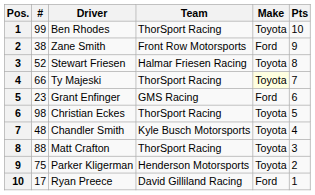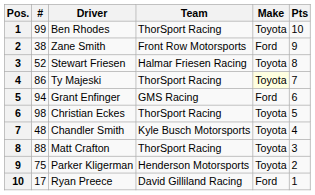(40, 80) 66 -> (40, 80) 86
(40, 97) 23 -> (40, 97) 94
